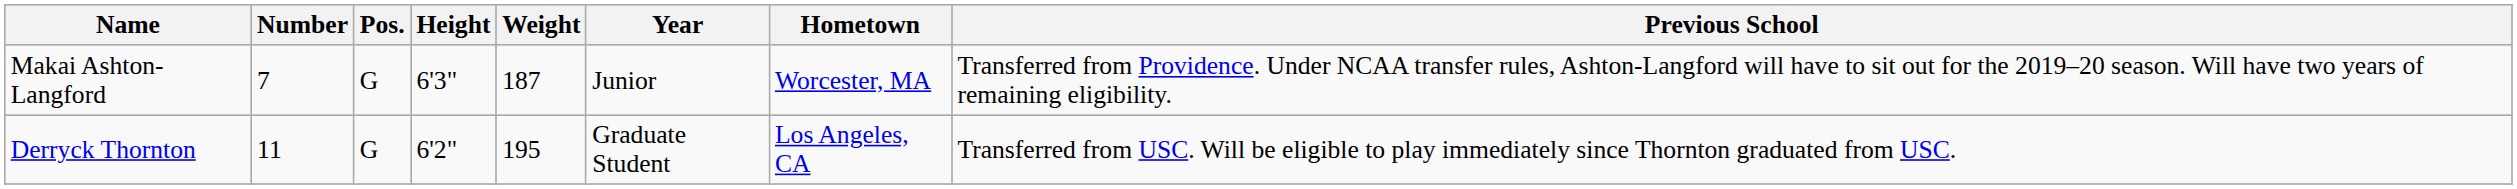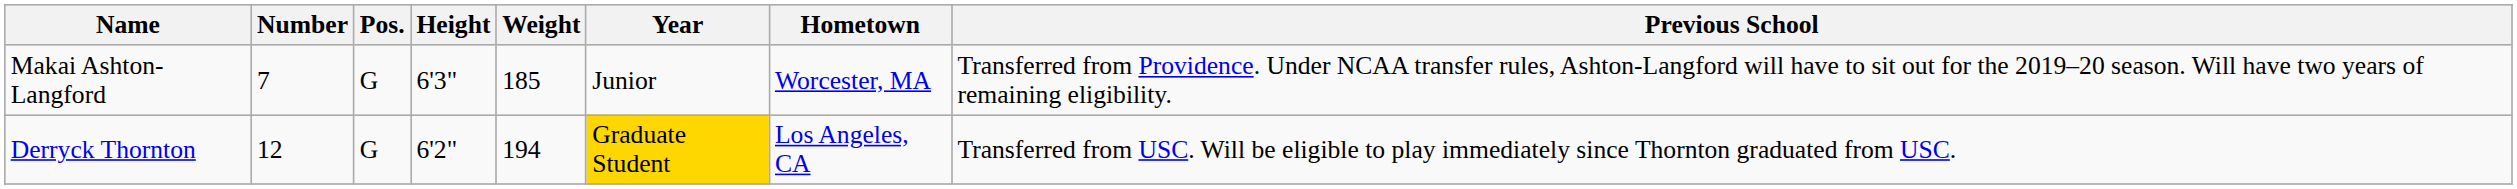(521, 79) 187 -> (521, 79) 185
(269, 149) 11 -> (270, 149) 12
(521, 149) 195 -> (521, 149) 194
(639, 149) no background -> (639, 149) gold background
